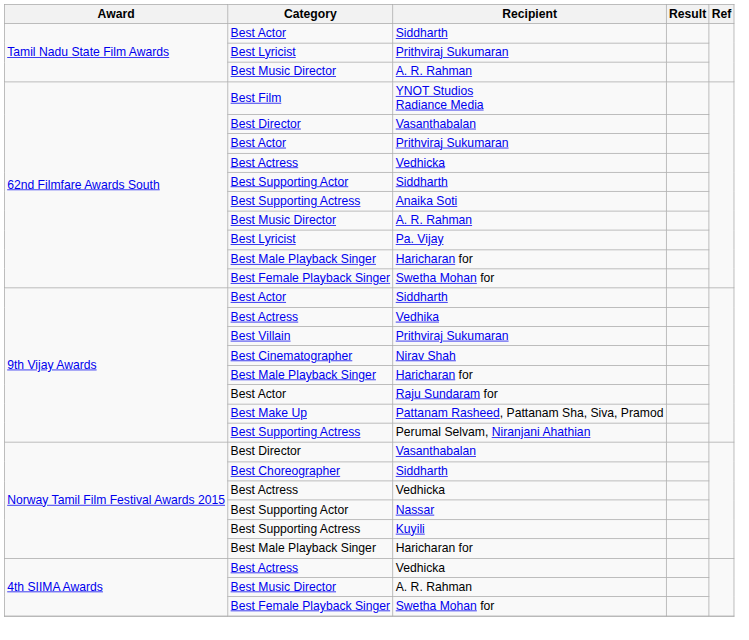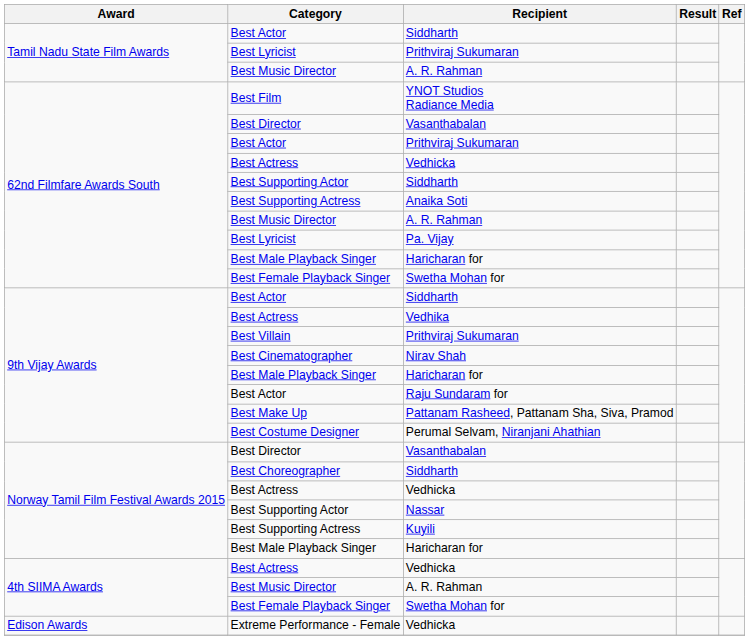(296, 432) Best Supporting Actress -> (295, 432) Best Costume Designer
+ row: (47, 625)
